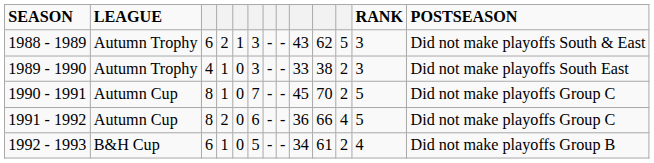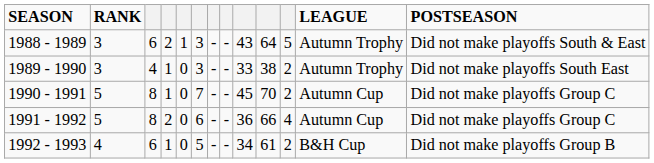columns swapped: (128, 17) <-> (379, 17)
(324, 42) 62 -> (268, 42) 64
